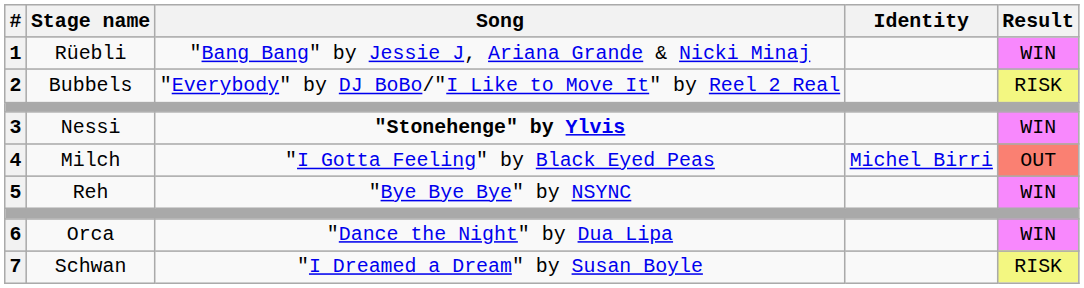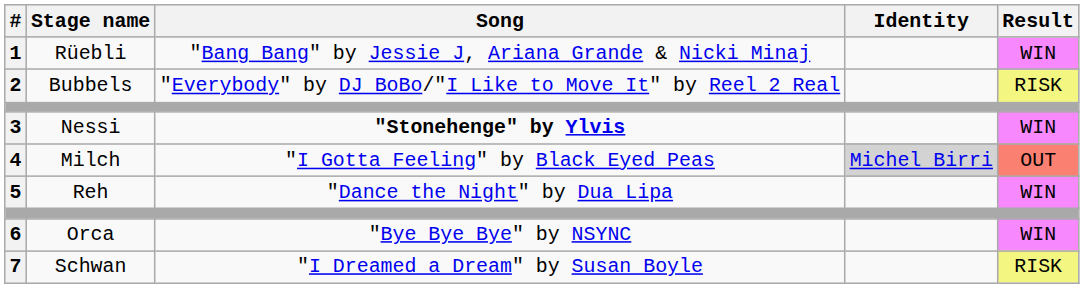(921, 160) no background -> (921, 160) lightgrey background
(500, 193) "Bye Bye Bye" by NSYNC -> (500, 193) "Dance the Night" by Dua Lipa
(500, 234) "Dance the Night" by Dua Lipa -> (500, 234) "Bye Bye Bye" by NSYNC
